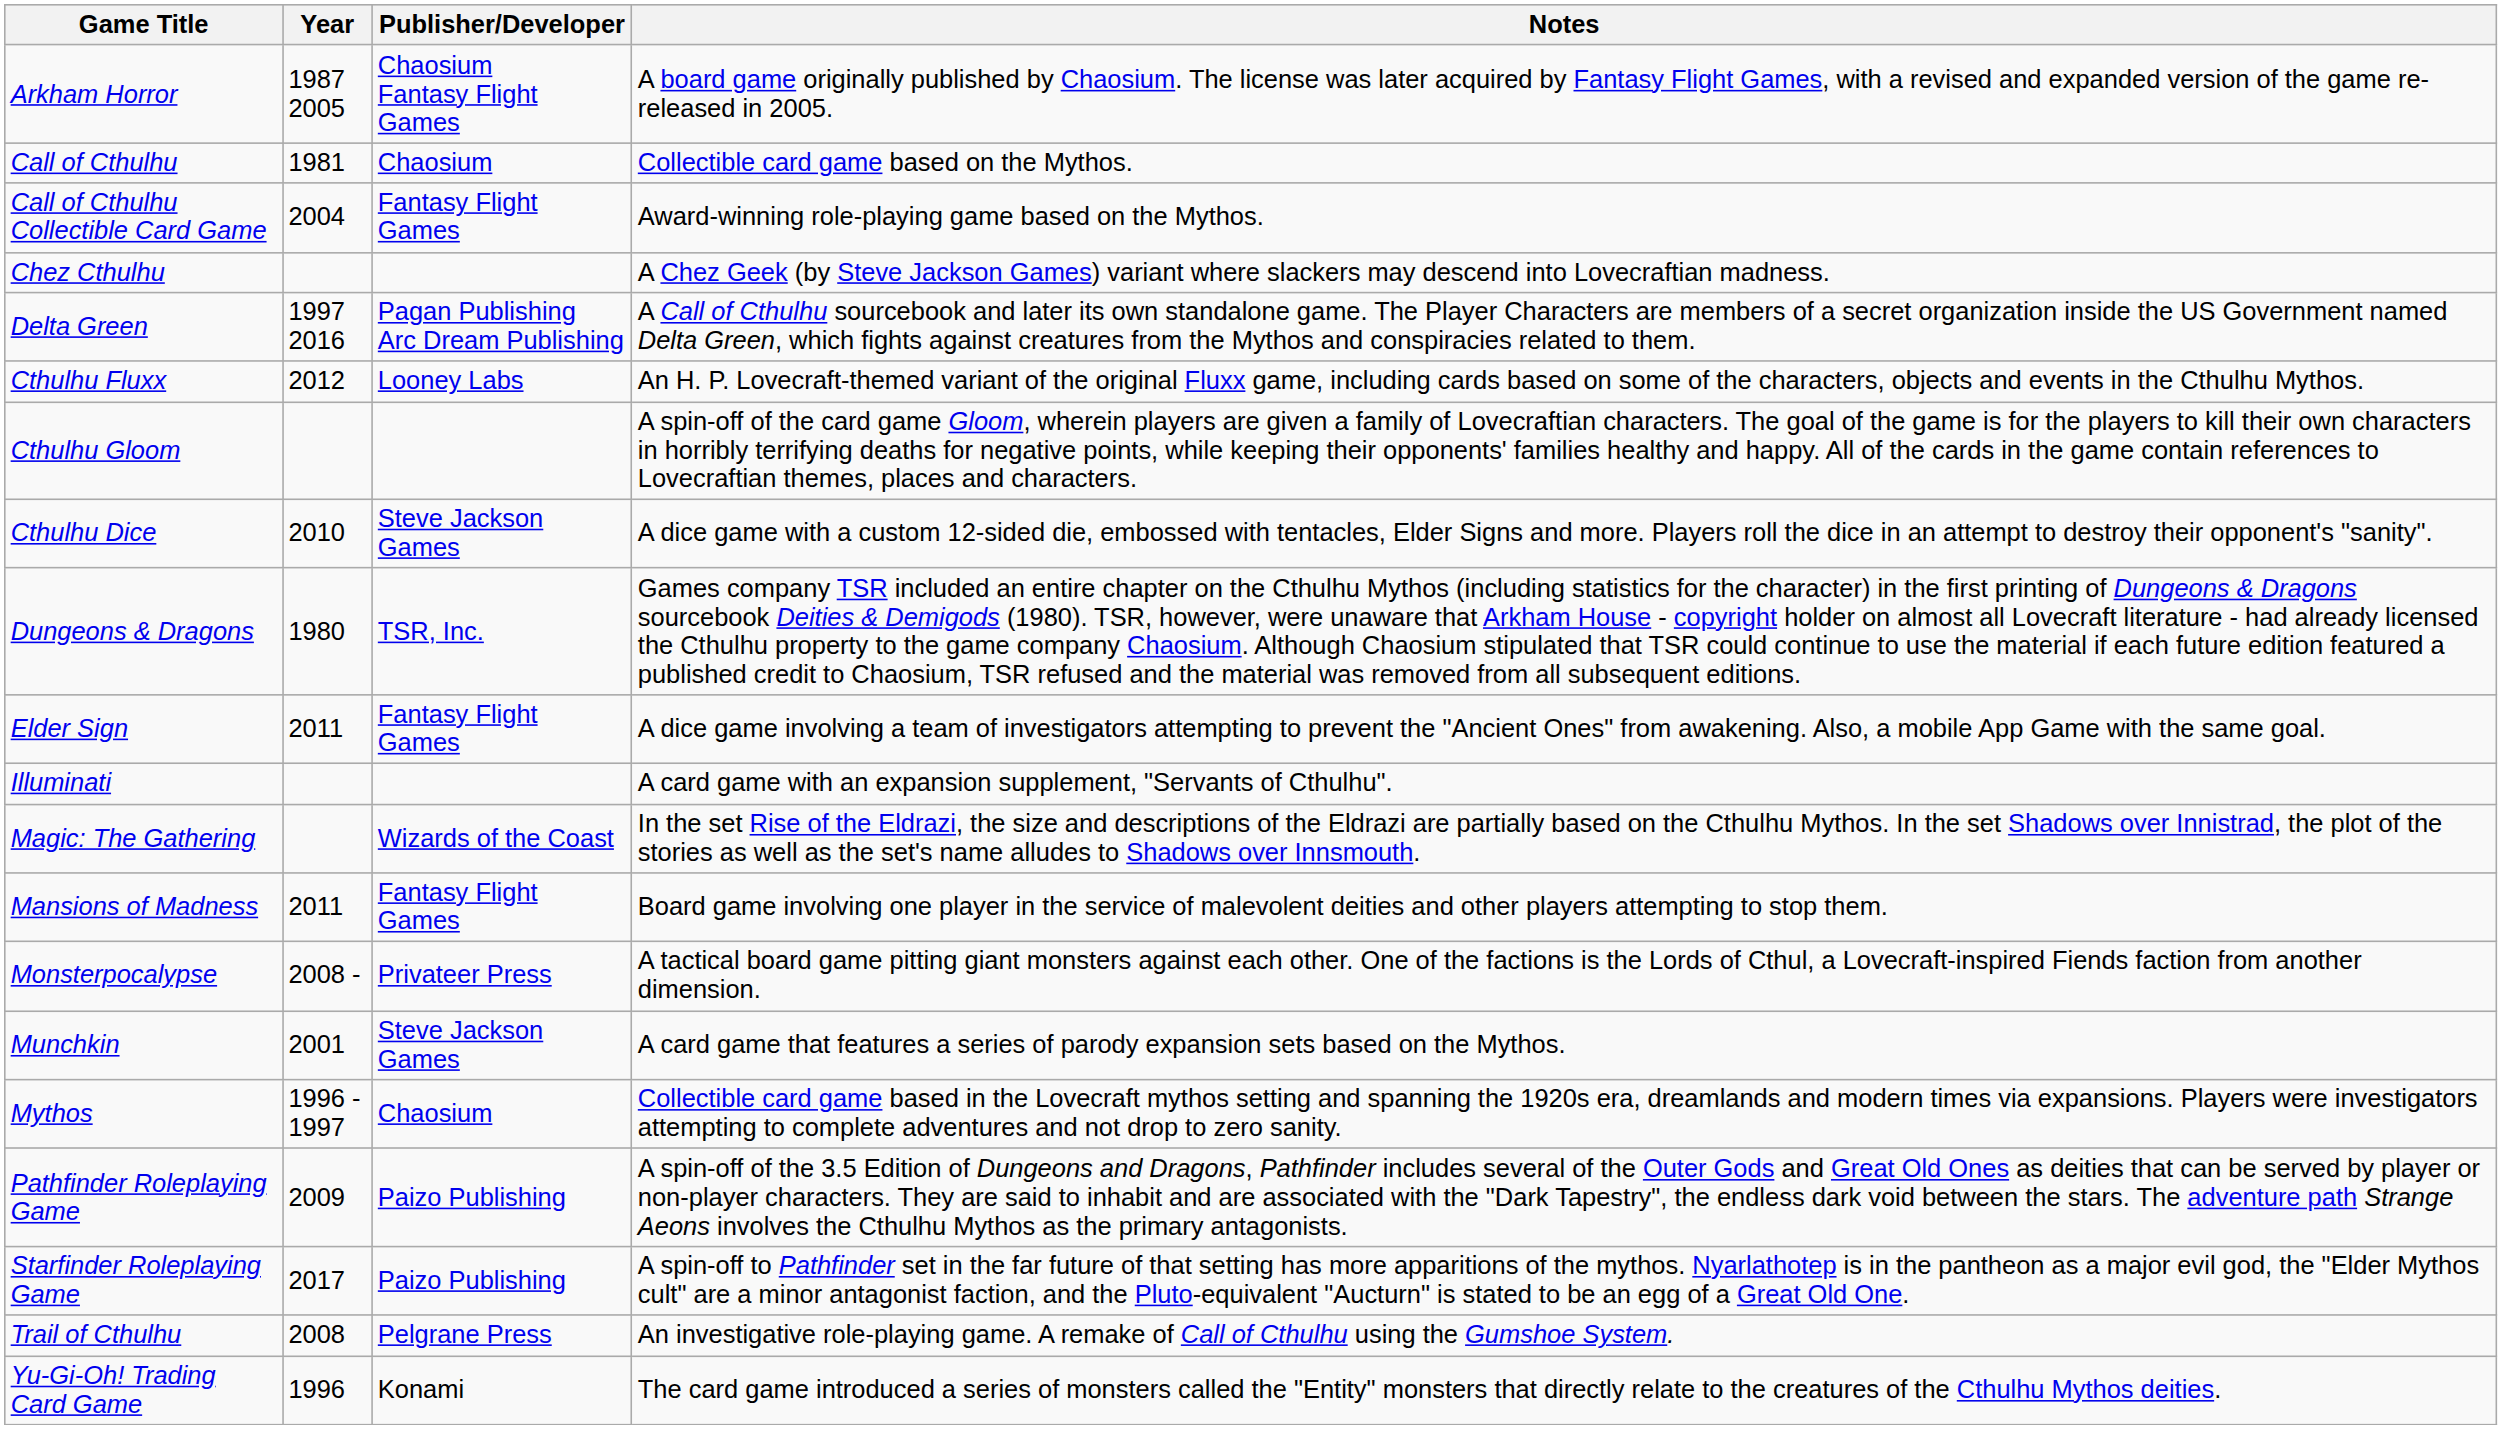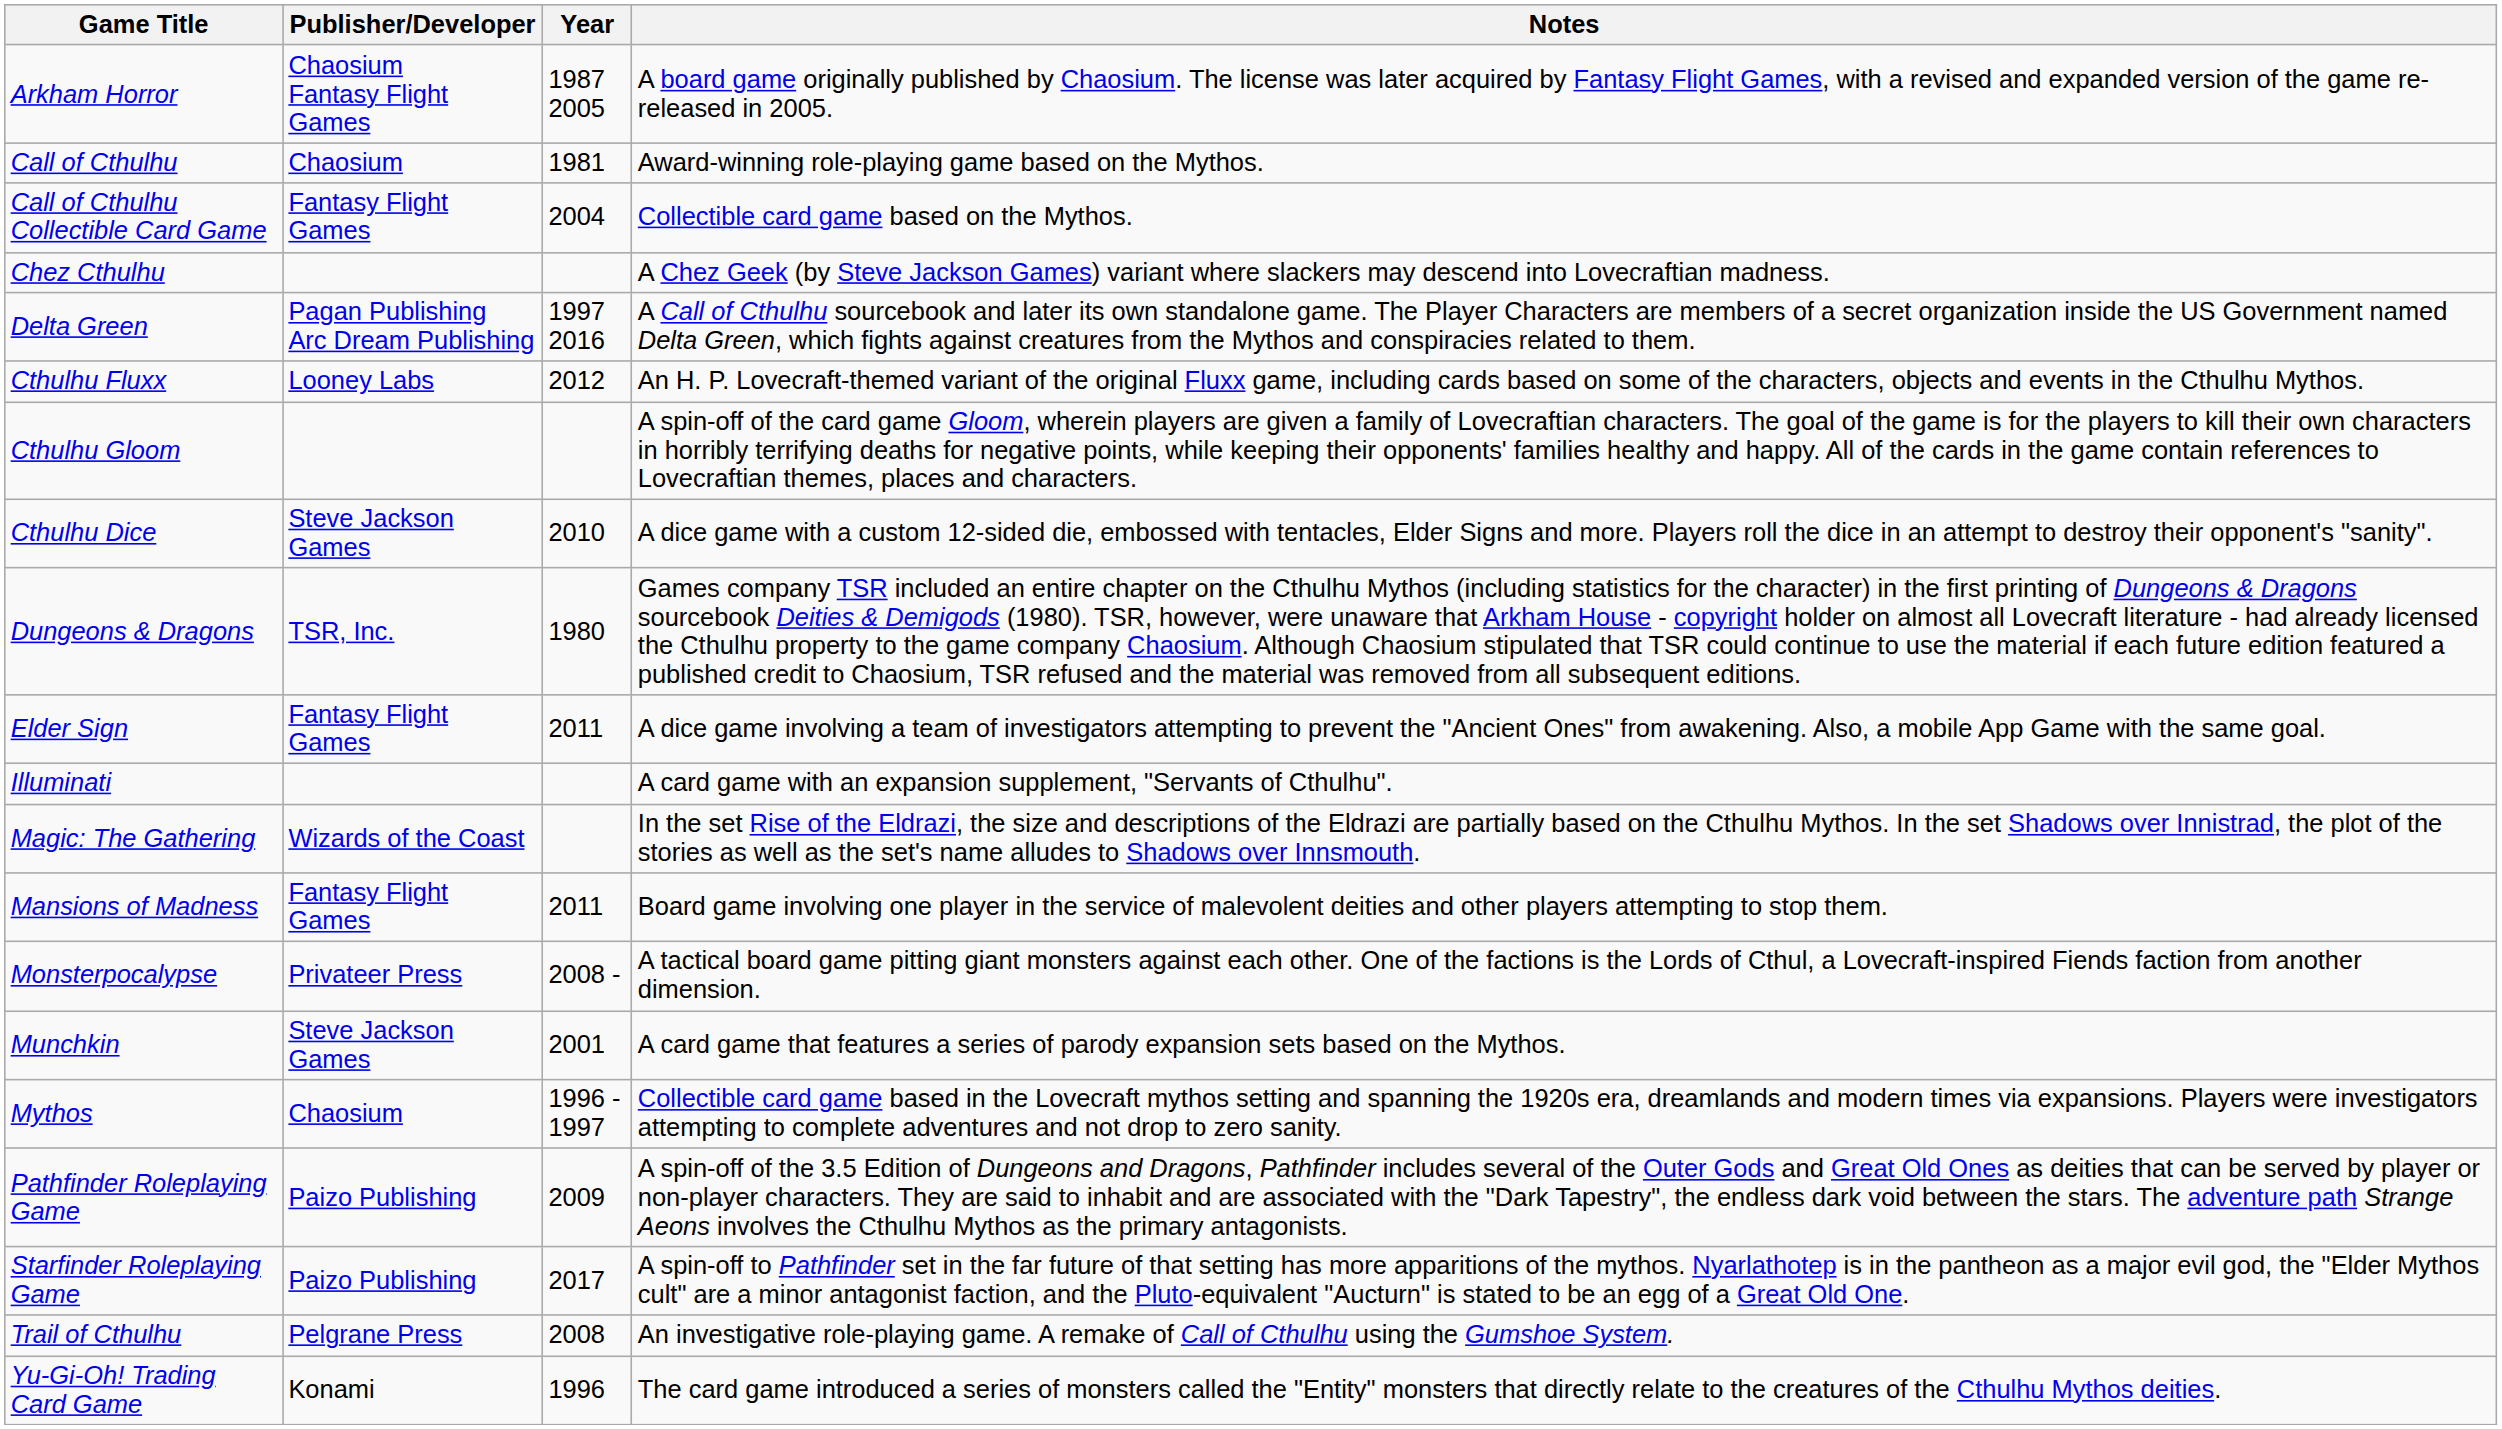columns swapped: (502, 24) <-> (327, 24)
(885, 162) Collectible card game based on the Mythos. -> (951, 162) Award-winning role-playing game based on the Mythos.
(951, 217) Award-winning role-playing game based on the Mythos. -> (885, 217) Collectible card game based on the Mythos.
